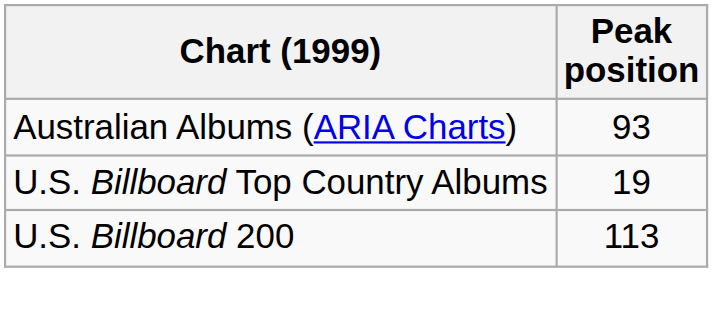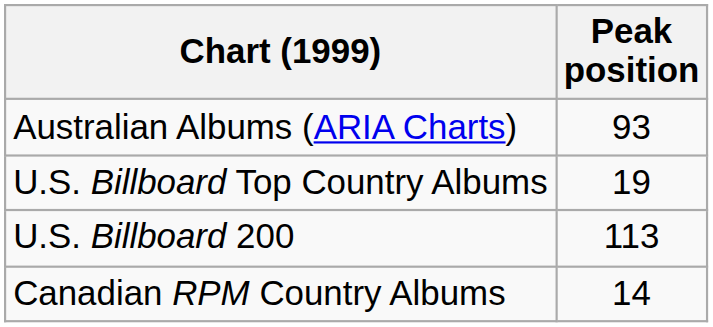+ row: (259, 292)
